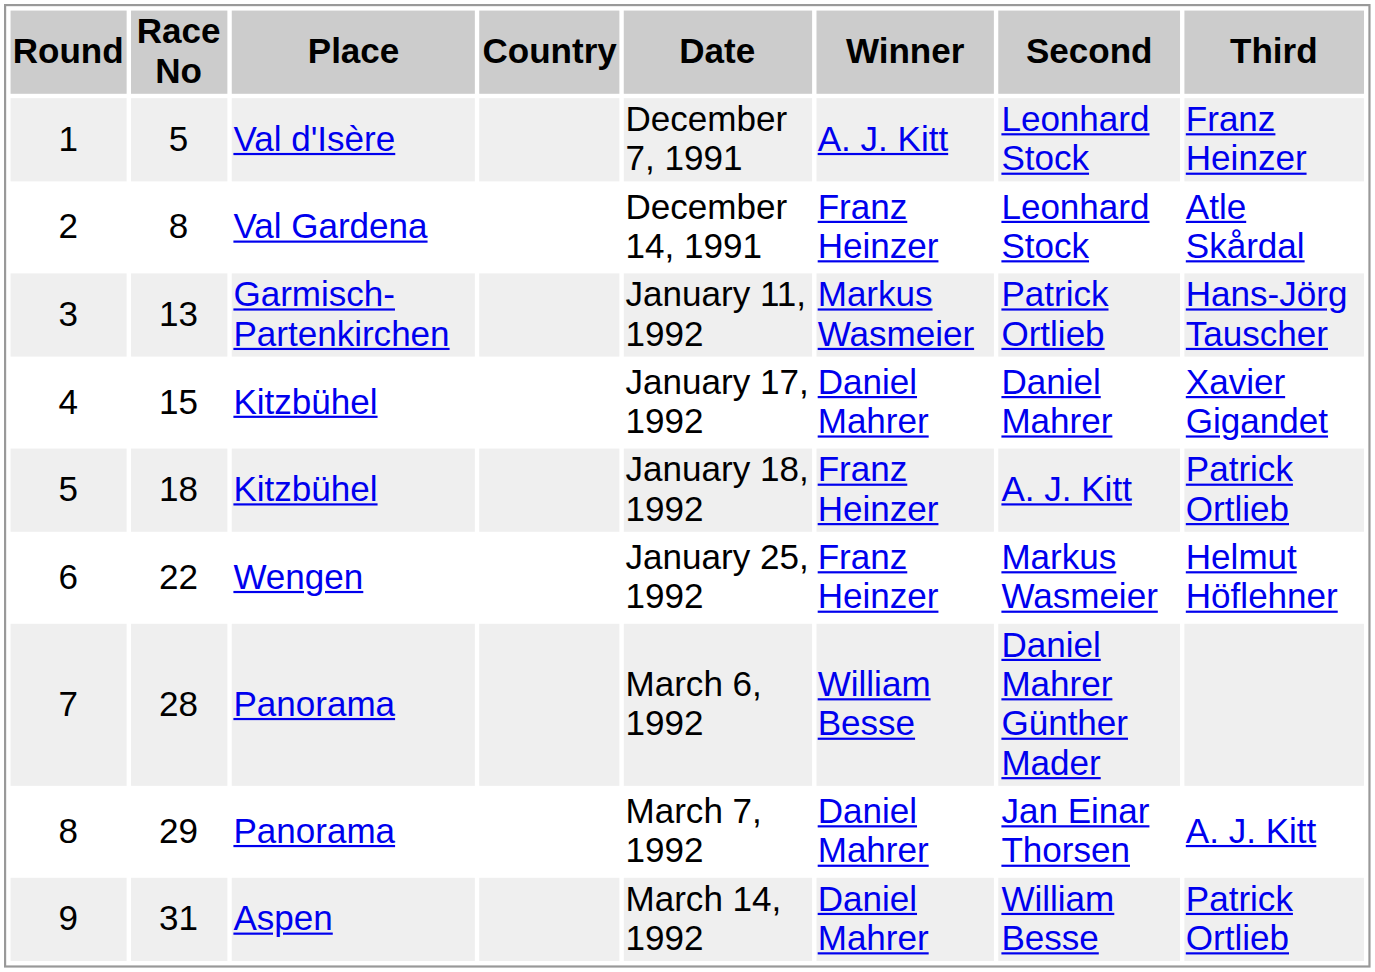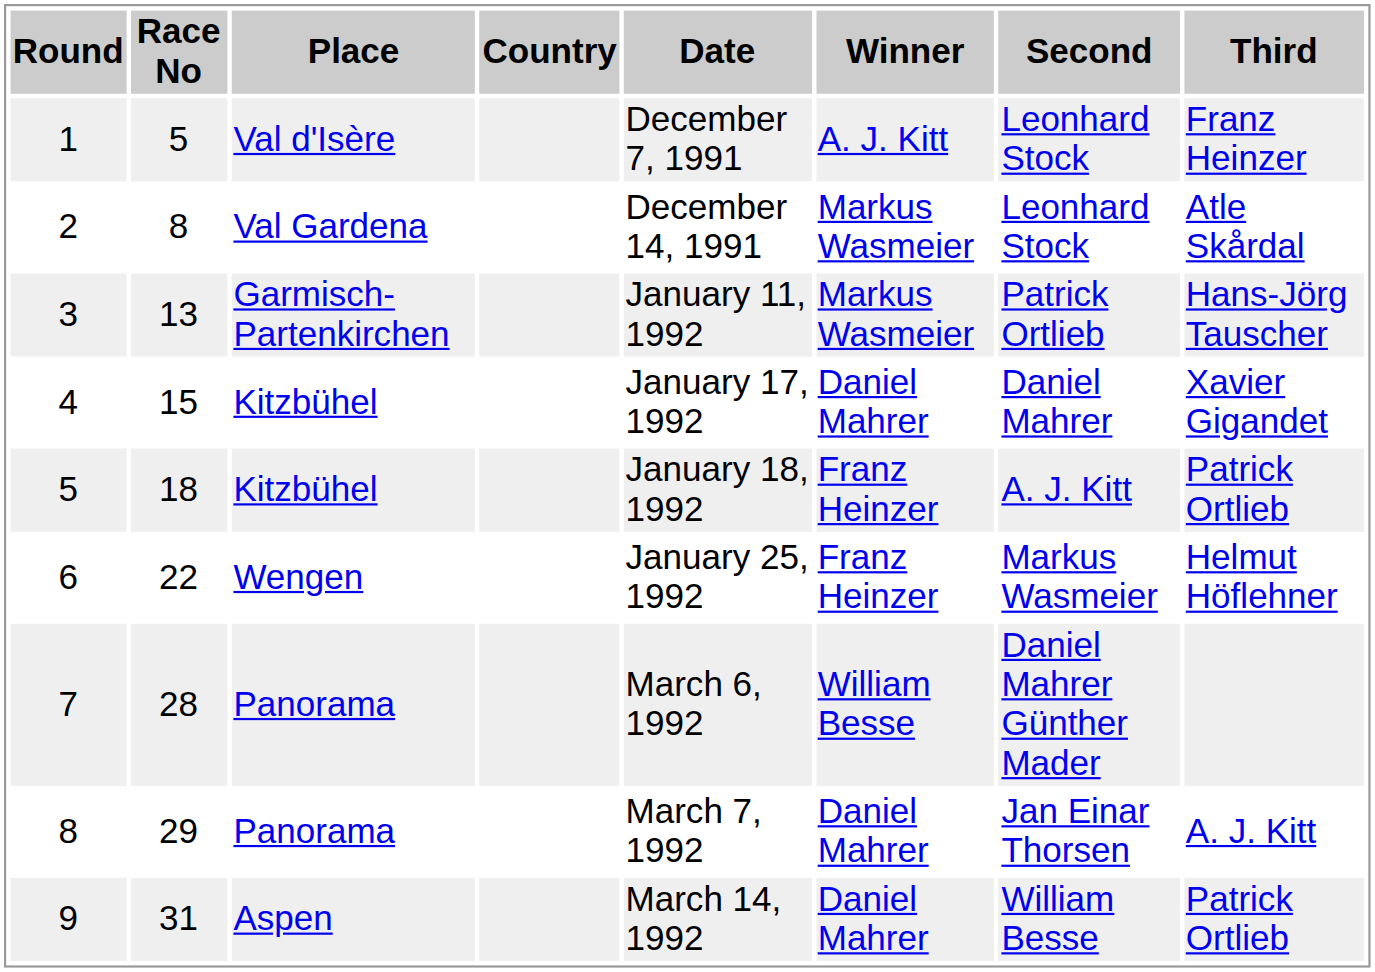(878, 226) Franz Heinzer -> (896, 226) Markus Wasmeier
